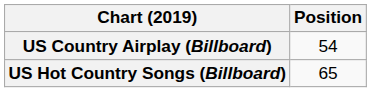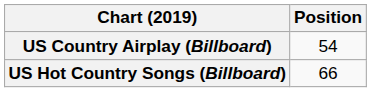(328, 73) 65 -> (328, 73) 66
